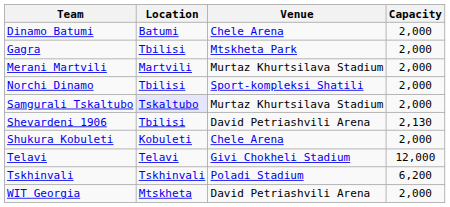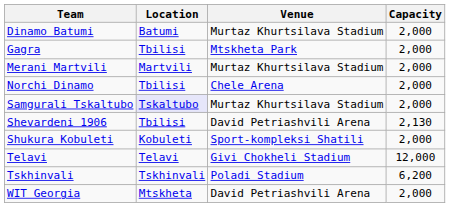(247, 31) Chele Arena -> (297, 31) Murtaz Khurtsilava Stadium
(287, 85) Sport-kompleksi Shatili -> (247, 85) Chele Arena
(247, 139) Chele Arena -> (287, 139) Sport-kompleksi Shatili
